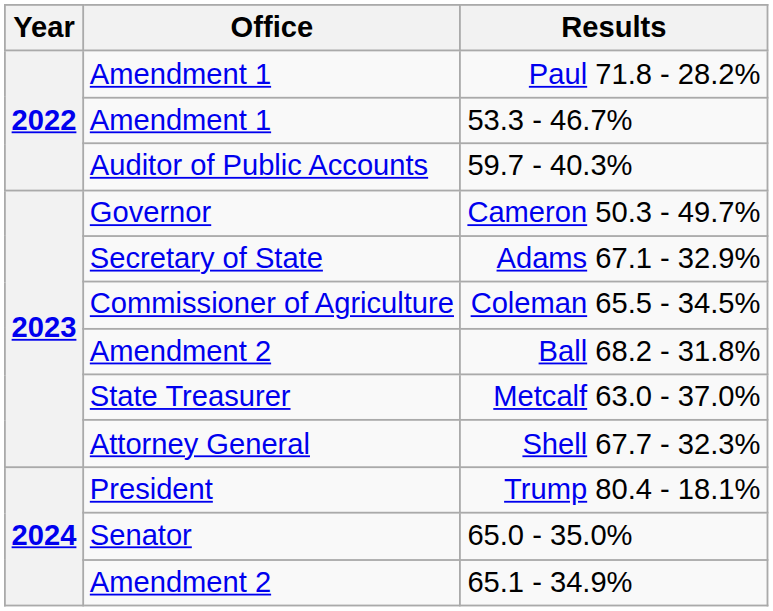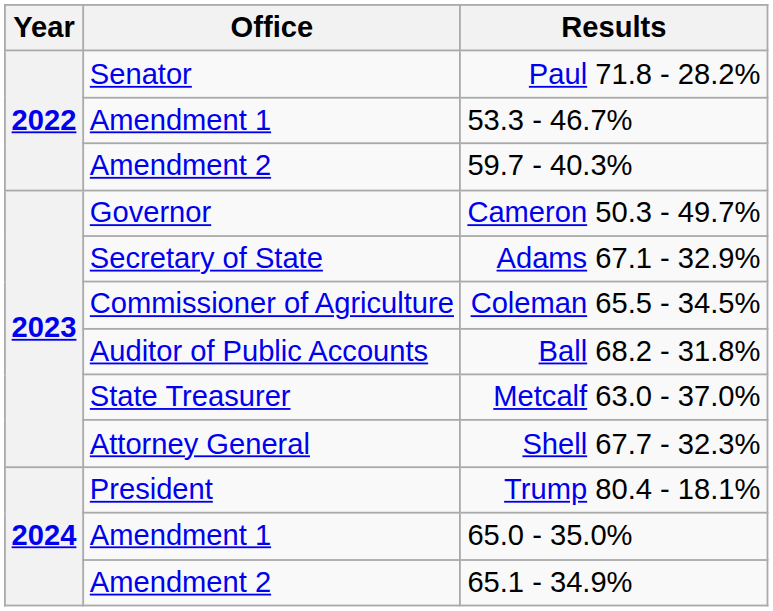(180, 73) Amendment 1 -> (141, 73) Senator
(259, 166) Auditor of Public Accounts -> (180, 166) Amendment 2
(180, 350) Amendment 2 -> (259, 350) Auditor of Public Accounts
(141, 535) Senator -> (180, 535) Amendment 1
